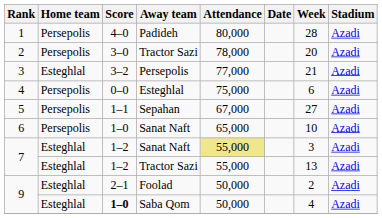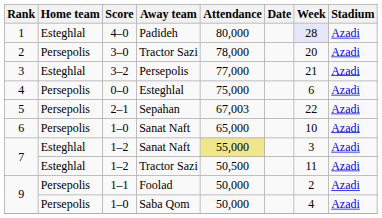(65, 33) Persepolis -> (63, 33) Esteghlal
(311, 33) no background -> (311, 33) lavender background
(119, 109) 1–1 -> (119, 109) 2–1
(233, 109) 67,000 -> (233, 109) 67,003
(311, 109) 27 -> (311, 109) 22
(233, 166) 55,000 -> (233, 166) 50,500
(311, 166) 13 -> (311, 166) 11
(63, 185) Esteghlal -> (65, 185) Persepolis
(119, 185) 2–1 -> (119, 185) 1–1
(63, 204) Esteghlal -> (65, 204) Persepolis
(119, 204) bold -> (119, 204) normal
